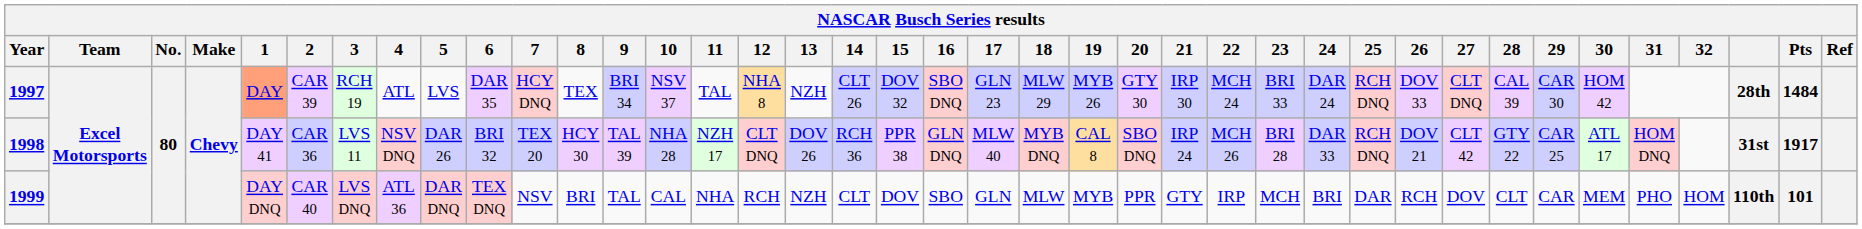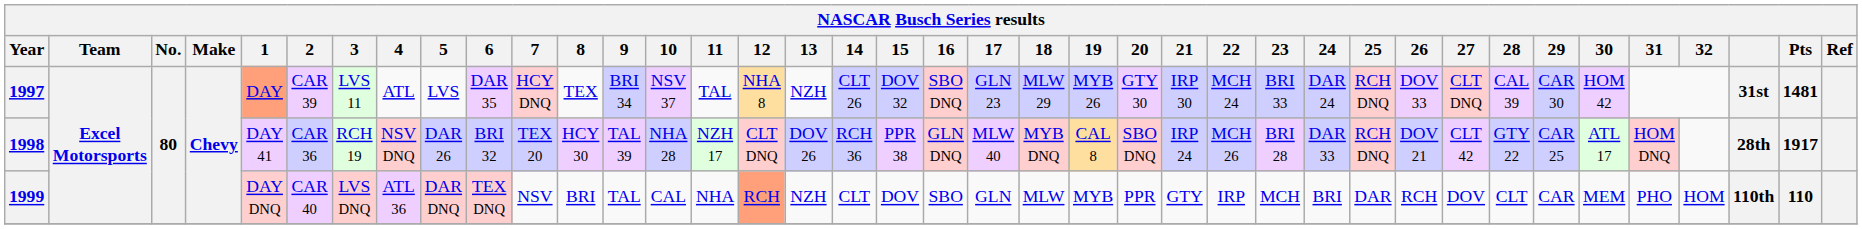(354, 91) RCH 19 -> (354, 91) LVS 11
(1754, 91) 28th -> (1754, 91) 31st
(1800, 91) 1484 -> (1800, 91) 1481
(354, 143) LVS 11 -> (354, 143) RCH 19
(1754, 144) 31st -> (1754, 144) 28th
(762, 197) no background -> (762, 197) lightsalmon background
(1800, 197) 101 -> (1800, 197) 110
